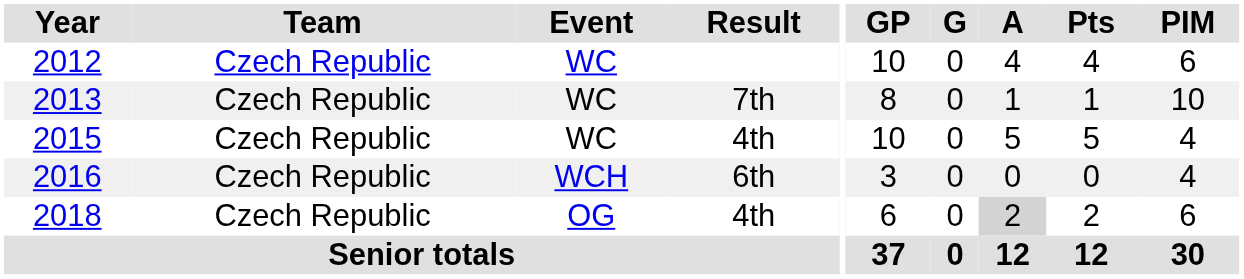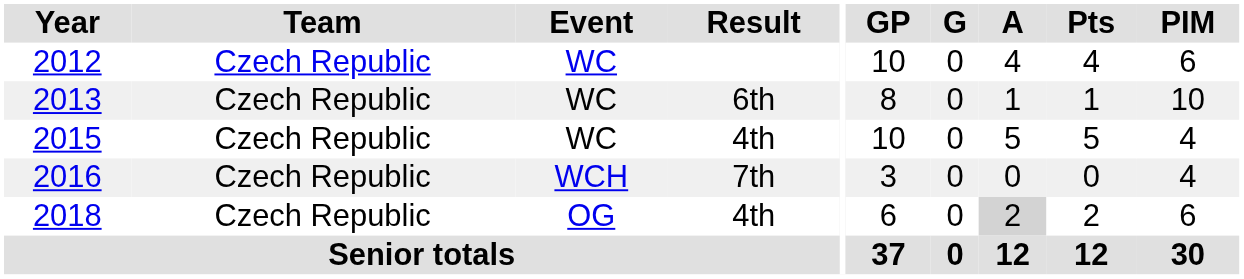(754, 100) 7th -> (754, 100) 6th
(754, 177) 6th -> (754, 177) 7th
